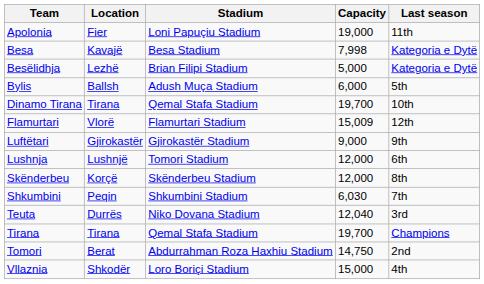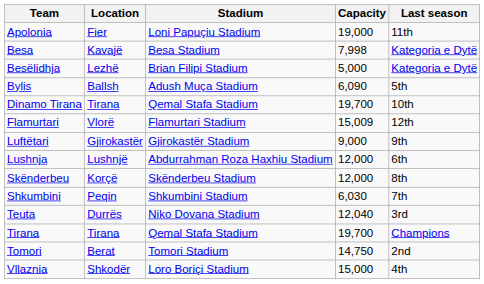(352, 86) 6,000 -> (352, 86) 6,090
(188, 159) Tomori Stadium -> (240, 159) Abdurrahman Roza Haxhiu Stadium
(240, 251) Abdurrahman Roza Haxhiu Stadium -> (188, 251) Tomori Stadium
